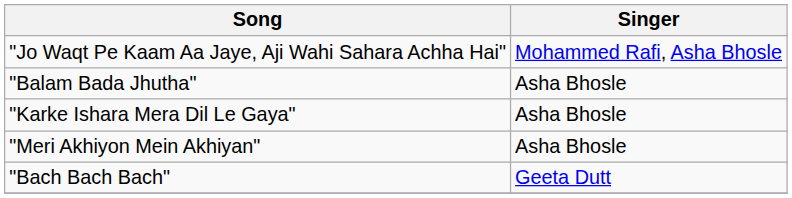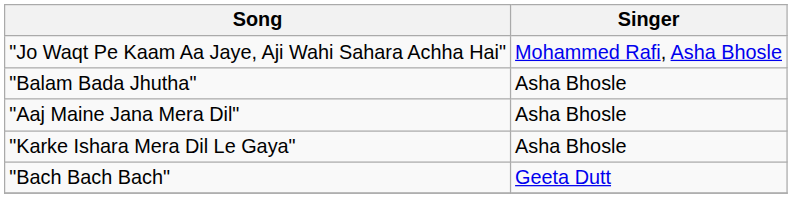+ row: (124, 114)
- row: (135, 146)
